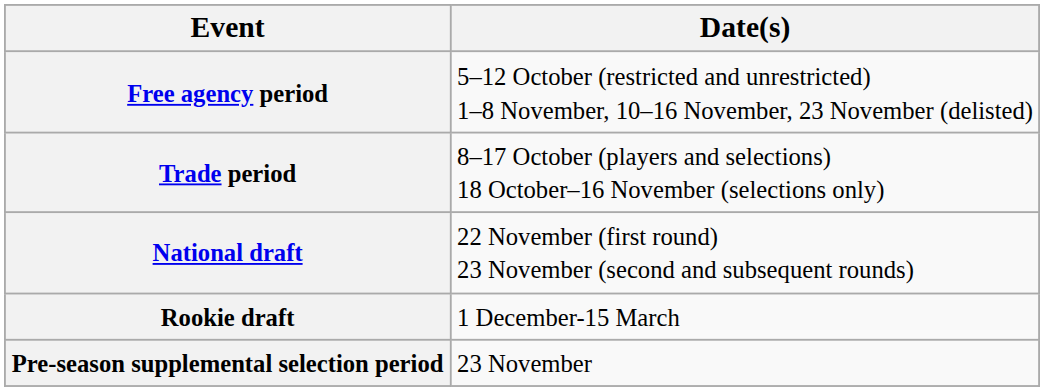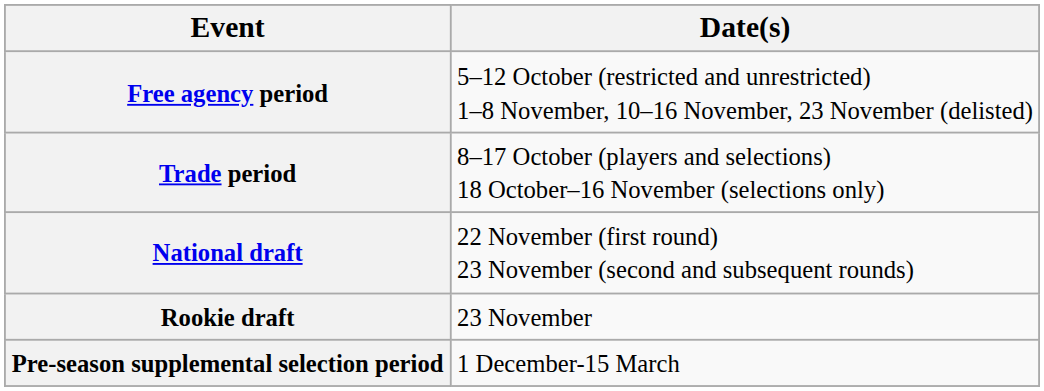(568, 317) 1 December-15 March -> (525, 317) 23 November
(525, 364) 23 November -> (568, 364) 1 December-15 March
